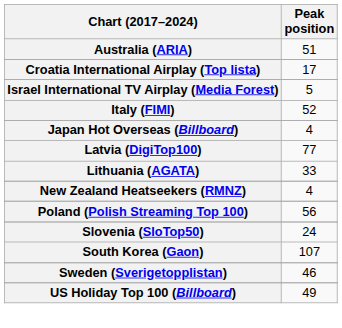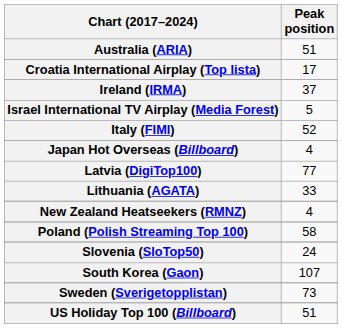+ row: (143, 89)
(309, 211) 56 -> (309, 232) 58
(309, 272) 46 -> (309, 292) 73
(309, 292) 49 -> (309, 313) 51
